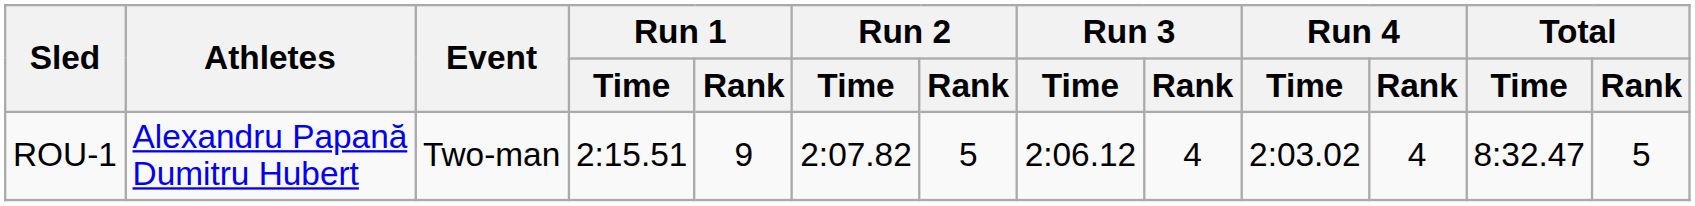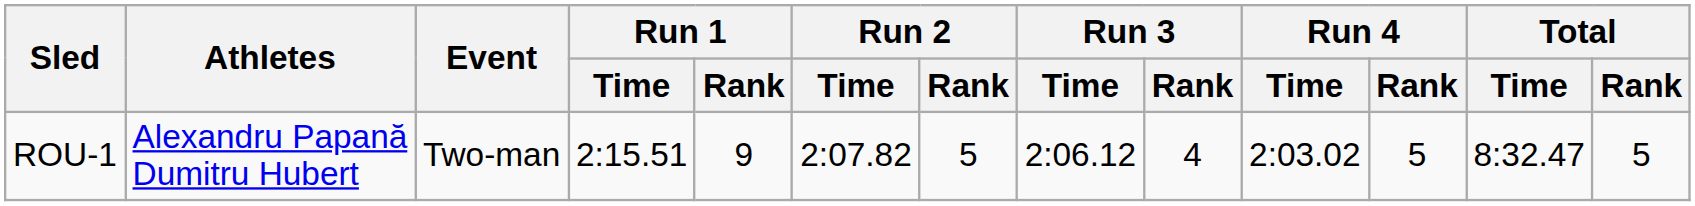(1417, 156) 4 -> (1417, 156) 5
